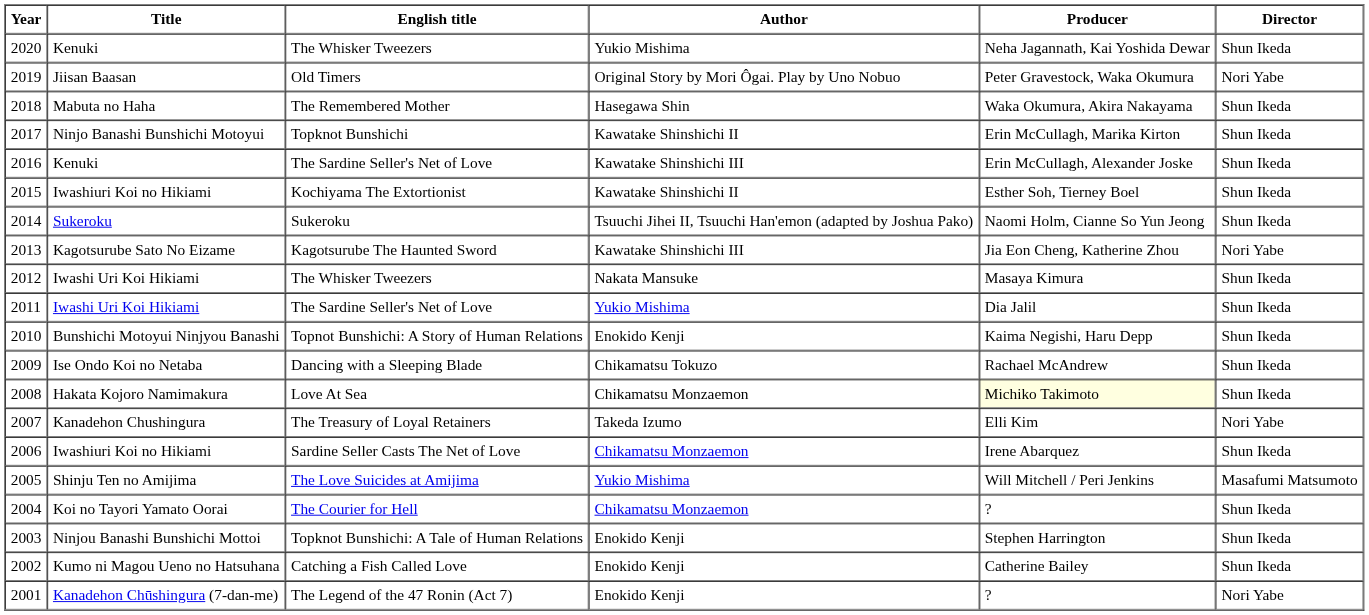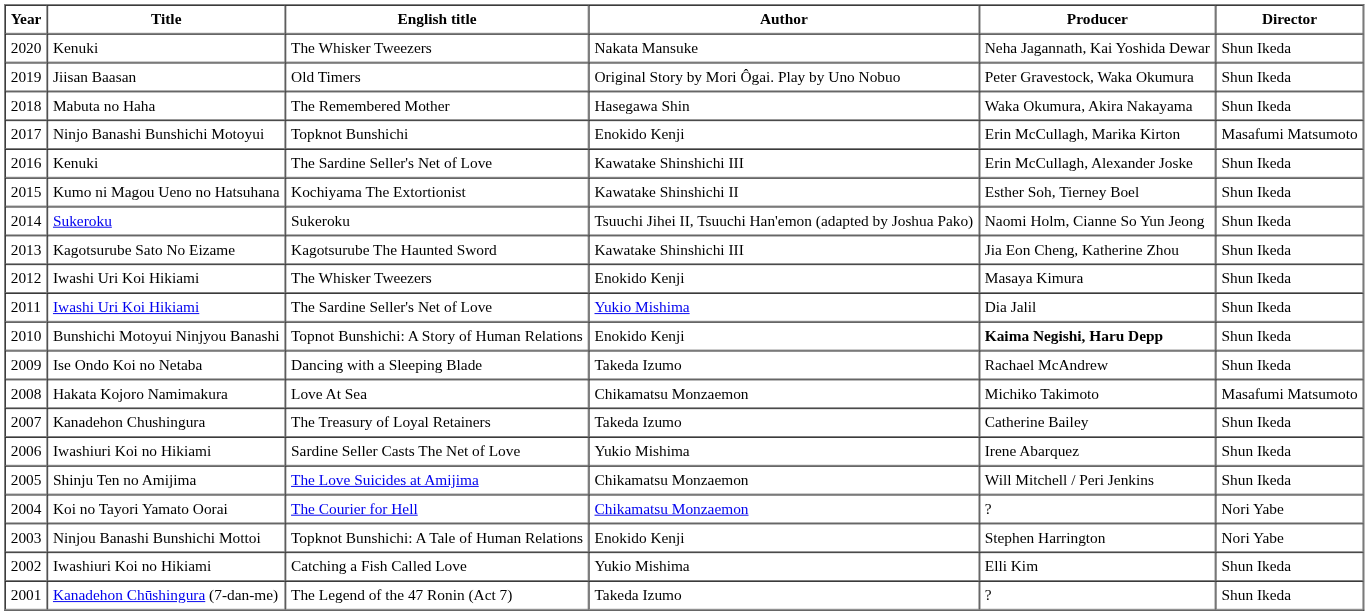(642, 48) Yukio Mishima -> (646, 48) Nakata Mansuke
(1253, 76) Nori Yabe -> (1256, 76) Shun Ikeda
(667, 134) Kawatake Shinshichi II -> (640, 134) Enokido Kenji
(1256, 134) Shun Ikeda -> (1290, 134) Masafumi Matsumoto
(132, 192) Iwashiuri Koi no Hikiami -> (166, 192) Kumo ni Magou Ueno no Hatsuhana
(1253, 249) Nori Yabe -> (1256, 249) Shun Ikeda
(646, 278) Nakata Mansuke -> (640, 278) Enokido Kenji
(1069, 336) normal -> (1074, 336) bold
(656, 364) Chikamatsu Tokuzo -> (638, 364) Takeda Izumo
(1042, 393) lightyellow background -> (1042, 393) no background
(1256, 393) Shun Ikeda -> (1290, 393) Masafumi Matsumoto
(1011, 422) Elli Kim -> (1037, 422) Catherine Bailey
(1253, 422) Nori Yabe -> (1256, 422) Shun Ikeda
(672, 451) Chikamatsu Monzaemon -> (642, 451) Yukio Mishima
(642, 480) Yukio Mishima -> (672, 480) Chikamatsu Monzaemon
(1290, 480) Masafumi Matsumoto -> (1256, 480) Shun Ikeda
(1256, 508) Shun Ikeda -> (1253, 508) Nori Yabe
(1256, 537) Shun Ikeda -> (1253, 537) Nori Yabe
(166, 566) Kumo ni Magou Ueno no Hatsuhana -> (132, 566) Iwashiuri Koi no Hikiami
(640, 566) Enokido Kenji -> (642, 566) Yukio Mishima
(1037, 566) Catherine Bailey -> (1011, 566) Elli Kim
(640, 595) Enokido Kenji -> (638, 595) Takeda Izumo
(1253, 595) Nori Yabe -> (1256, 595) Shun Ikeda
